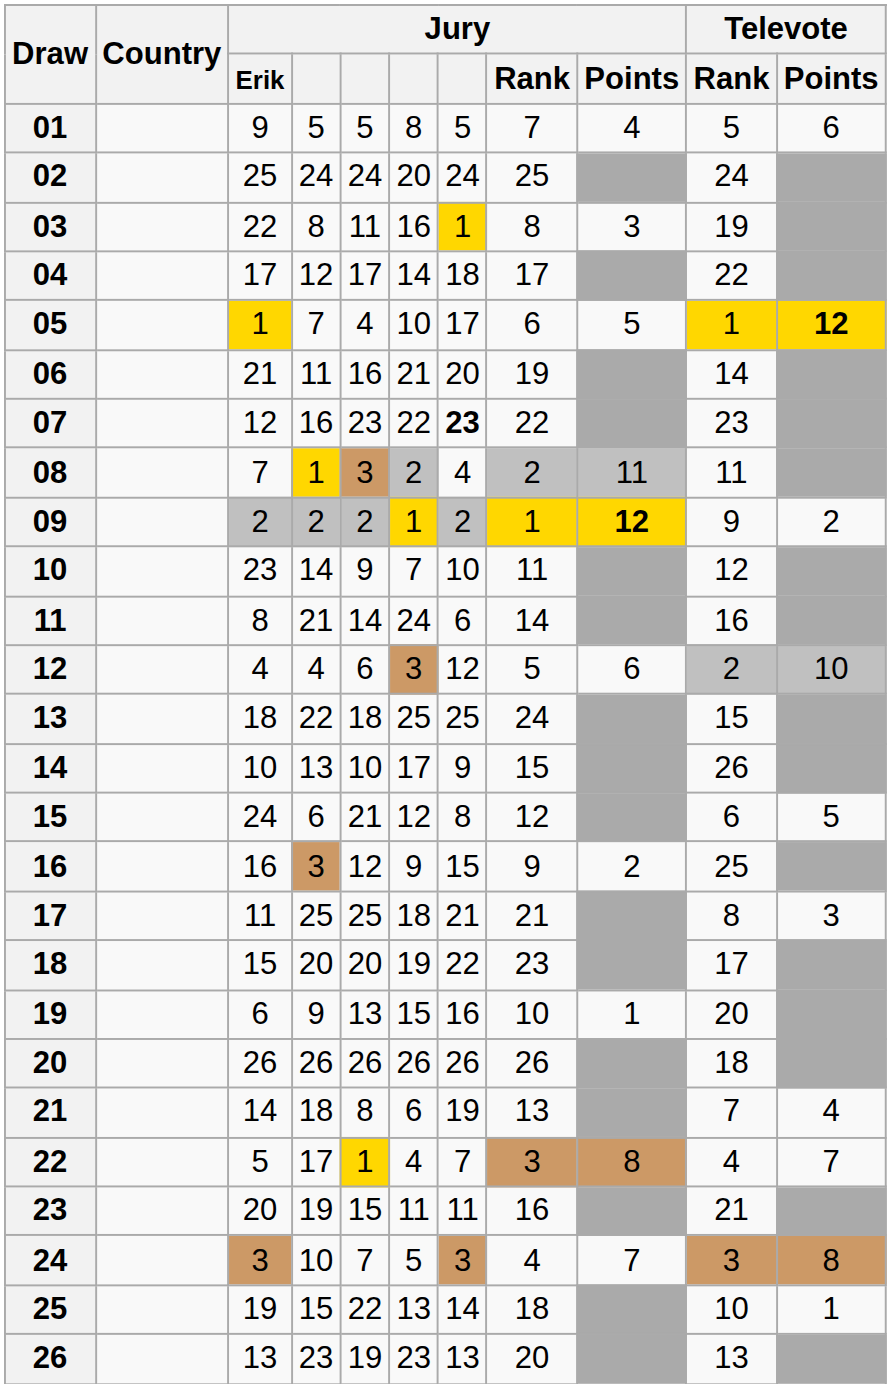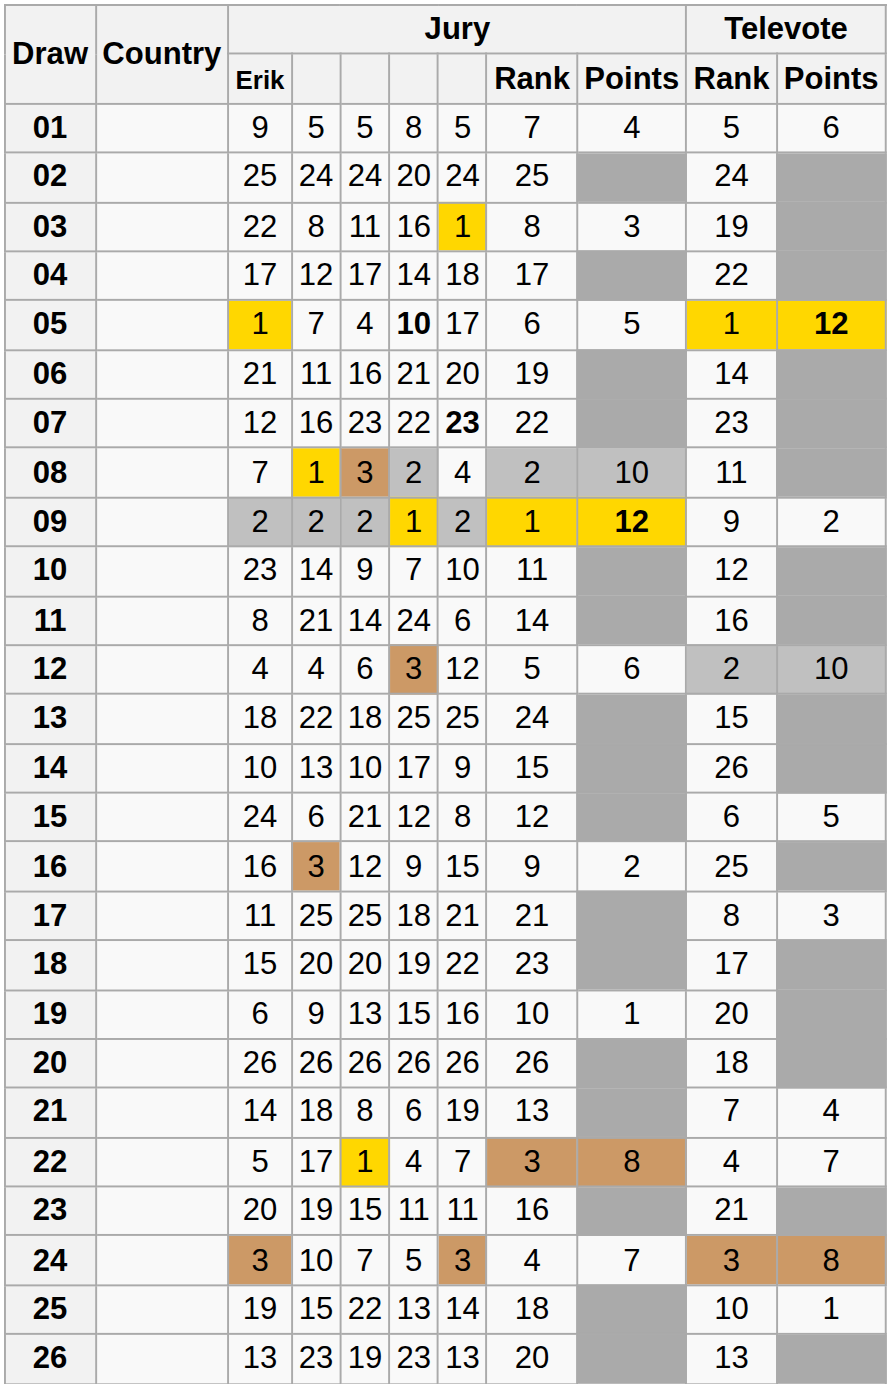(414, 324) normal -> (414, 324) bold
(632, 472) 11 -> (632, 472) 10
